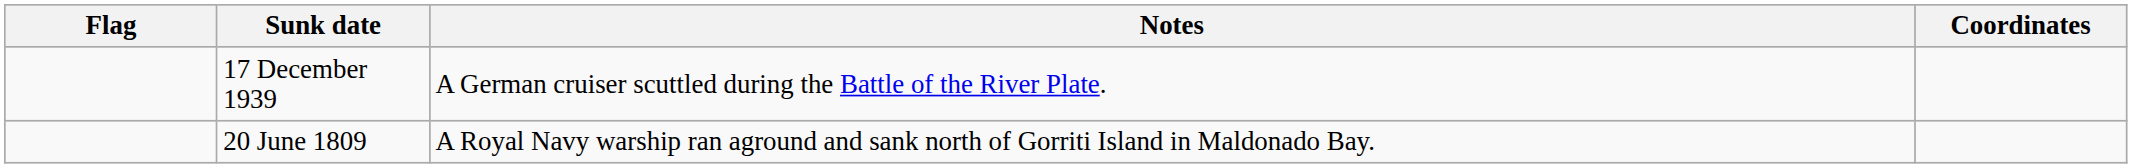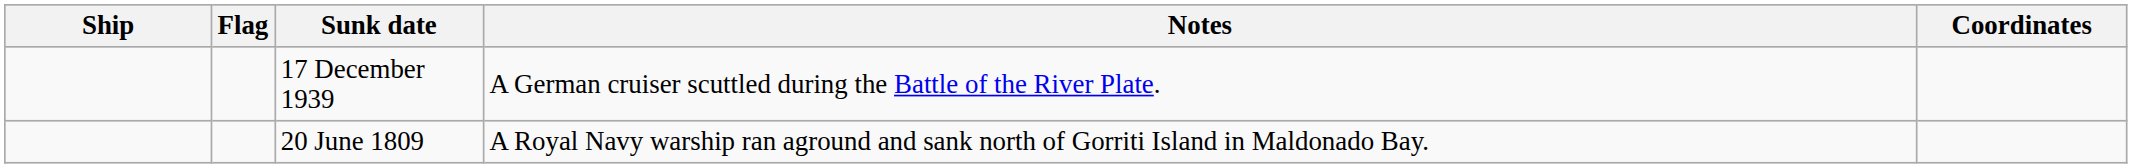+ column: (108, 25)
